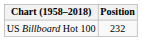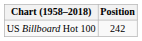(118, 28) 232 -> (118, 28) 242
